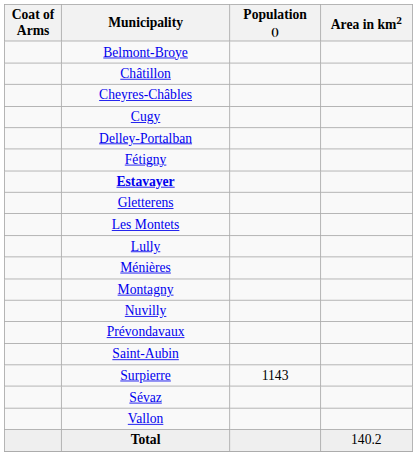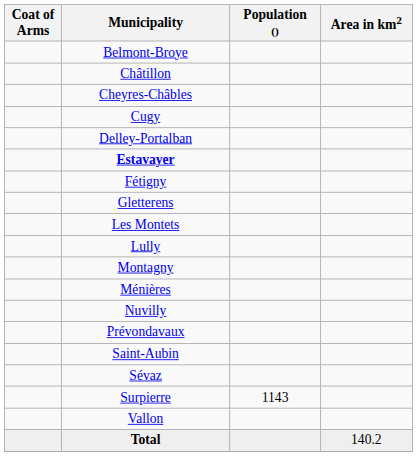rows swapped: (146, 181) <-> (146, 159)
rows swapped: (146, 267) <-> (146, 289)
rows swapped: (146, 397) <-> (146, 375)
